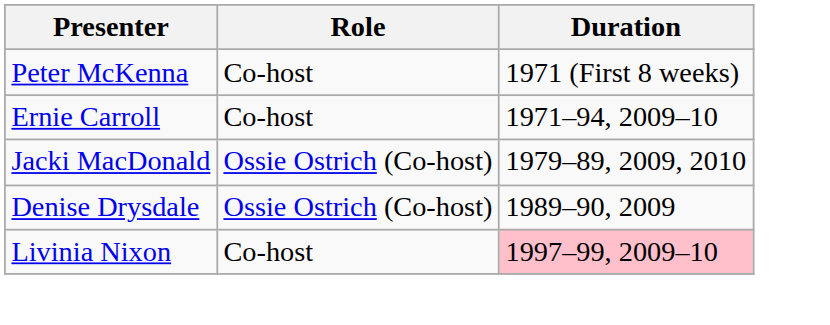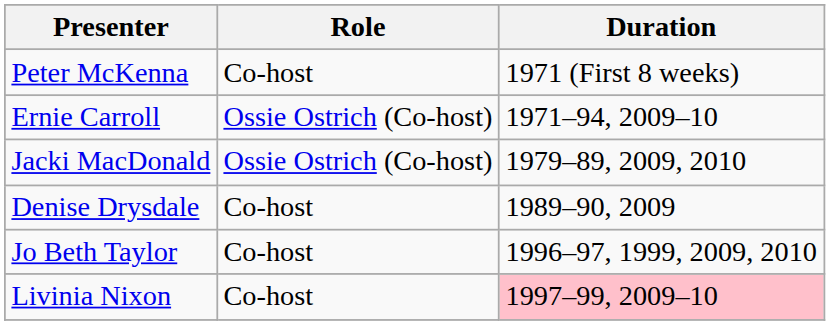(268, 116) Co-host -> (358, 116) Ossie Ostrich (Co-host)
(358, 206) Ossie Ostrich (Co-host) -> (268, 206) Co-host
+ row: (94, 251)
